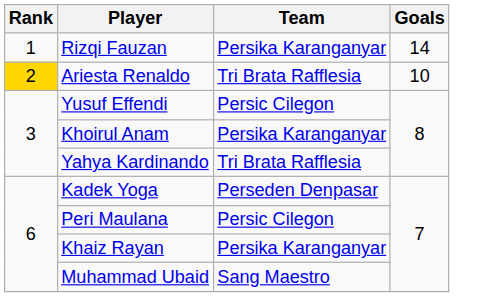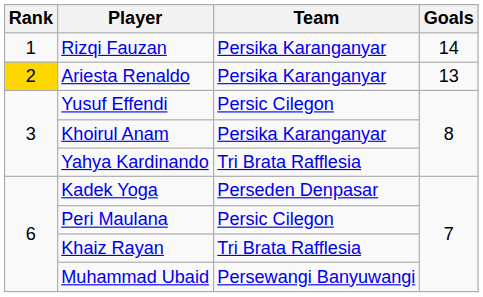(289, 76) Tri Brata Rafflesia -> (302, 76) Persika Karanganyar
(420, 76) 10 -> (449, 76) 13
(302, 248) Persika Karanganyar -> (289, 248) Tri Brata Rafflesia
(274, 276) Sang Maestro -> (316, 276) Persewangi Banyuwangi
